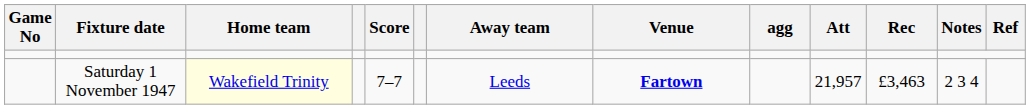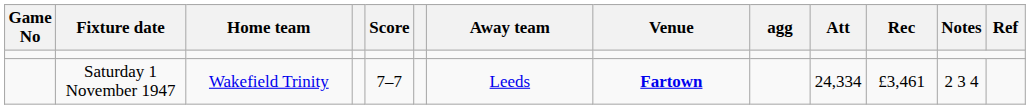(269, 81) lightyellow background -> (269, 81) no background
(838, 81) 21,957 -> (838, 81) 24,334
(902, 81) £3,463 -> (902, 81) £3,461
